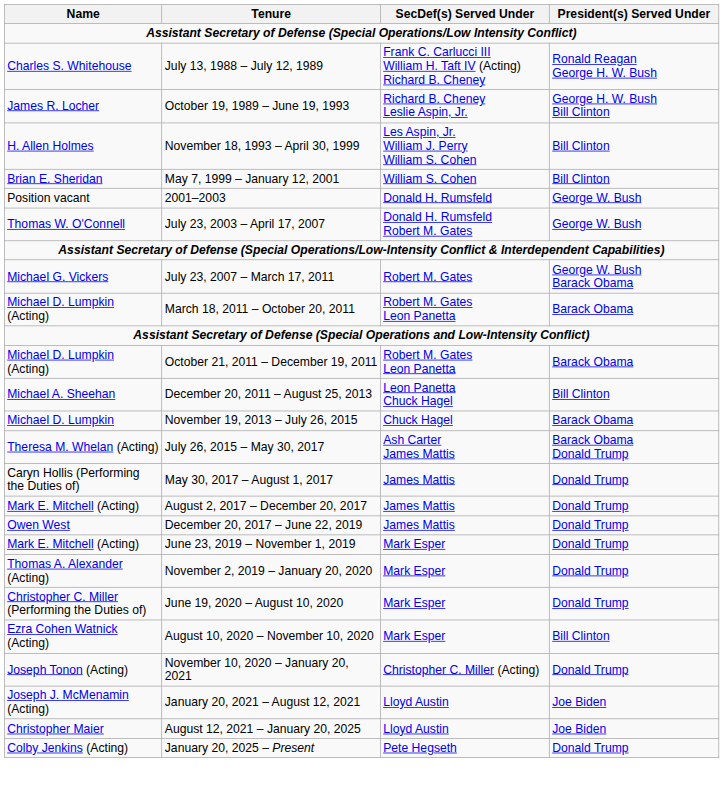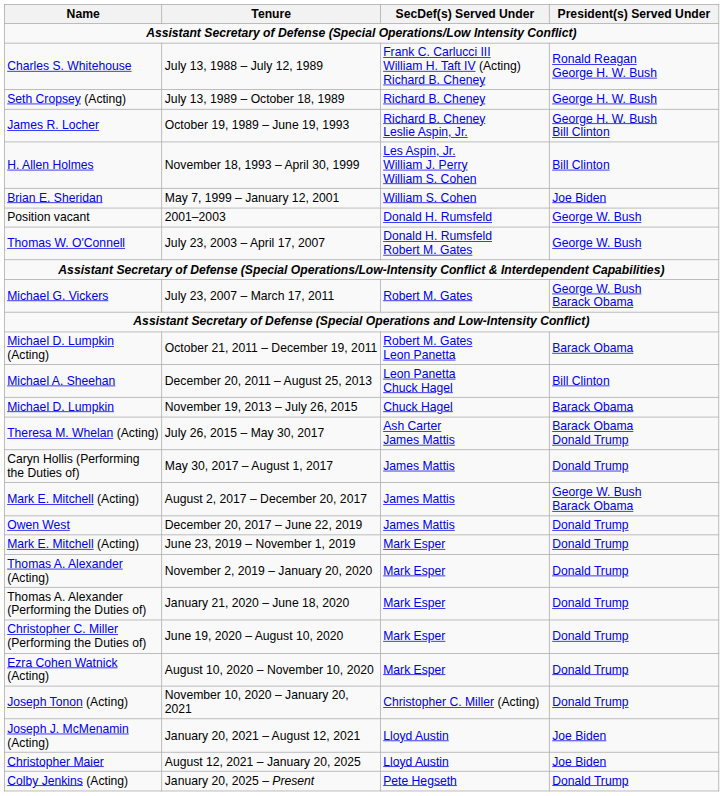+ row: (255, 99)
(581, 178) Bill Clinton -> (579, 198) Joe Biden
- row: (260, 309)
(590, 506) Donald Trump -> (597, 499) George W. Bush Barack Obama
+ row: (257, 603)
(581, 636) Bill Clinton -> (590, 669) Donald Trump
